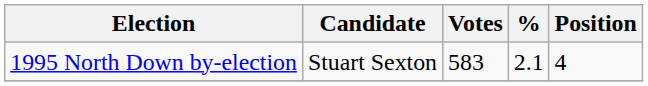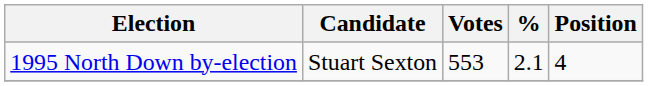(466, 61) 583 -> (466, 61) 553
